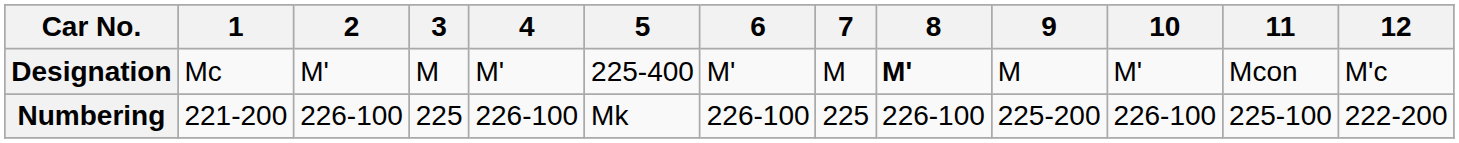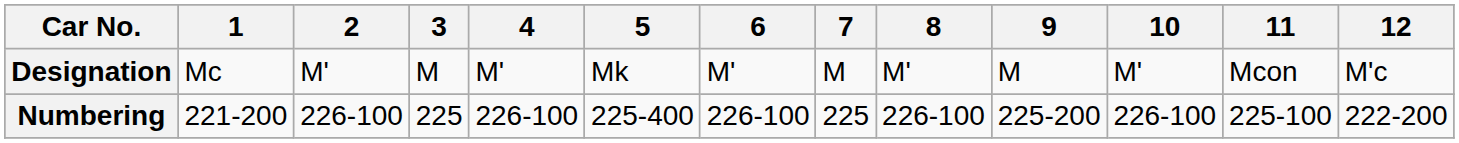(642, 71) 225-400 -> (610, 71) Mk
(897, 71) bold -> (896, 71) normal
(610, 115) Mk -> (642, 115) 225-400
